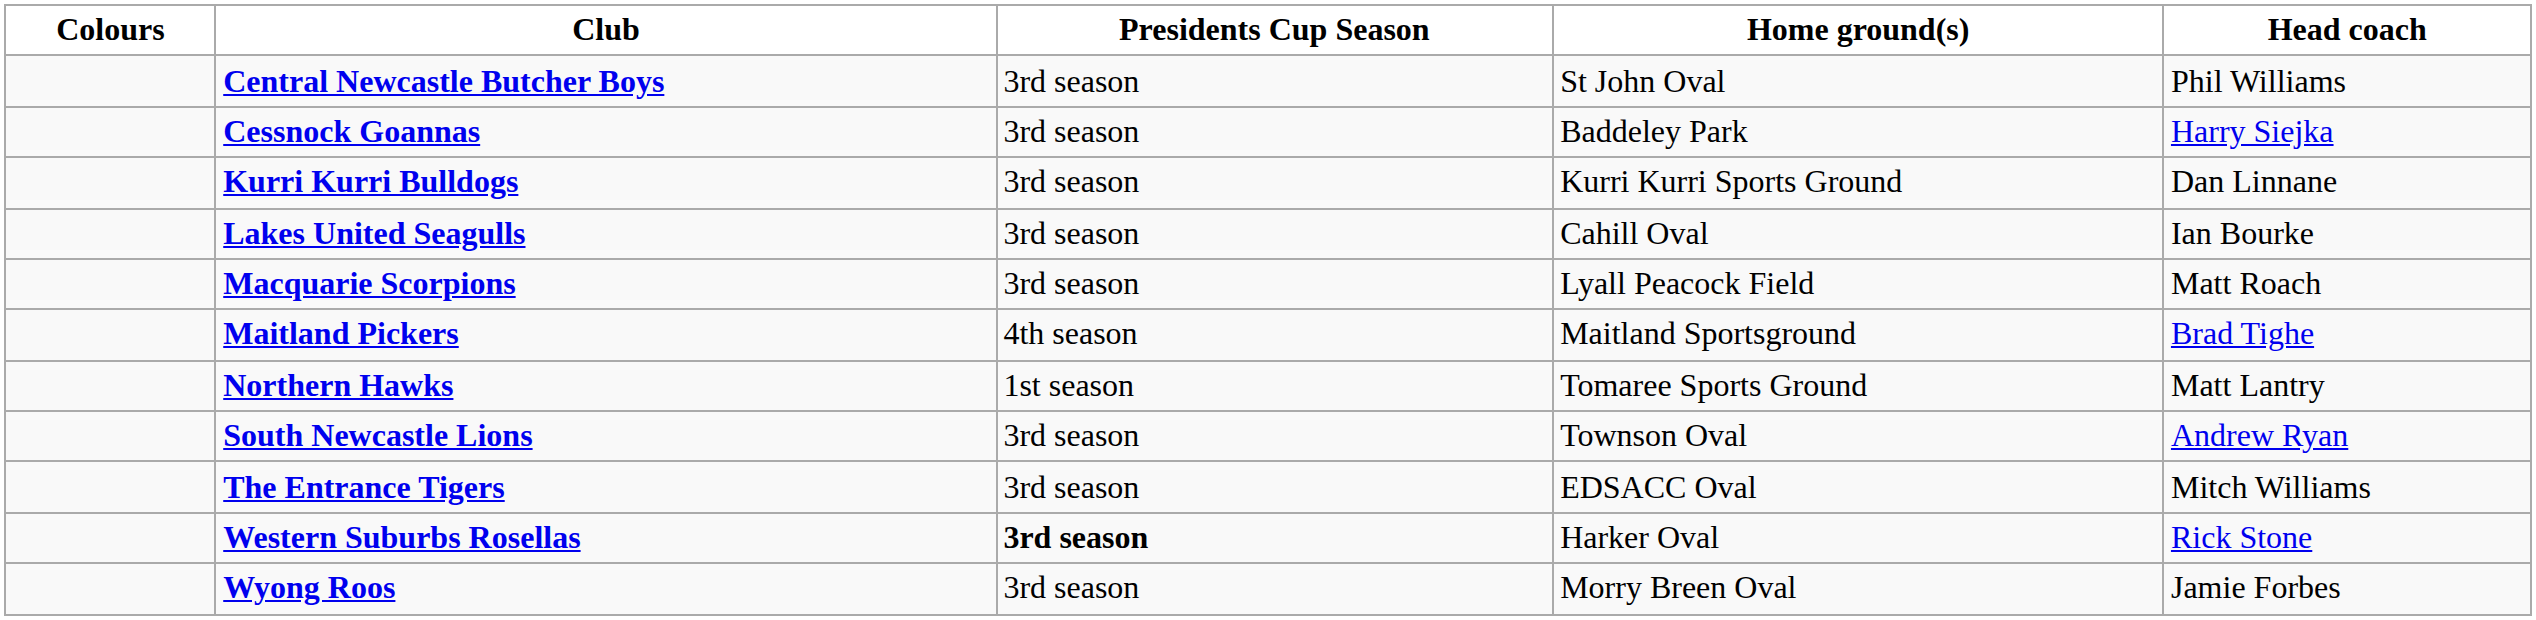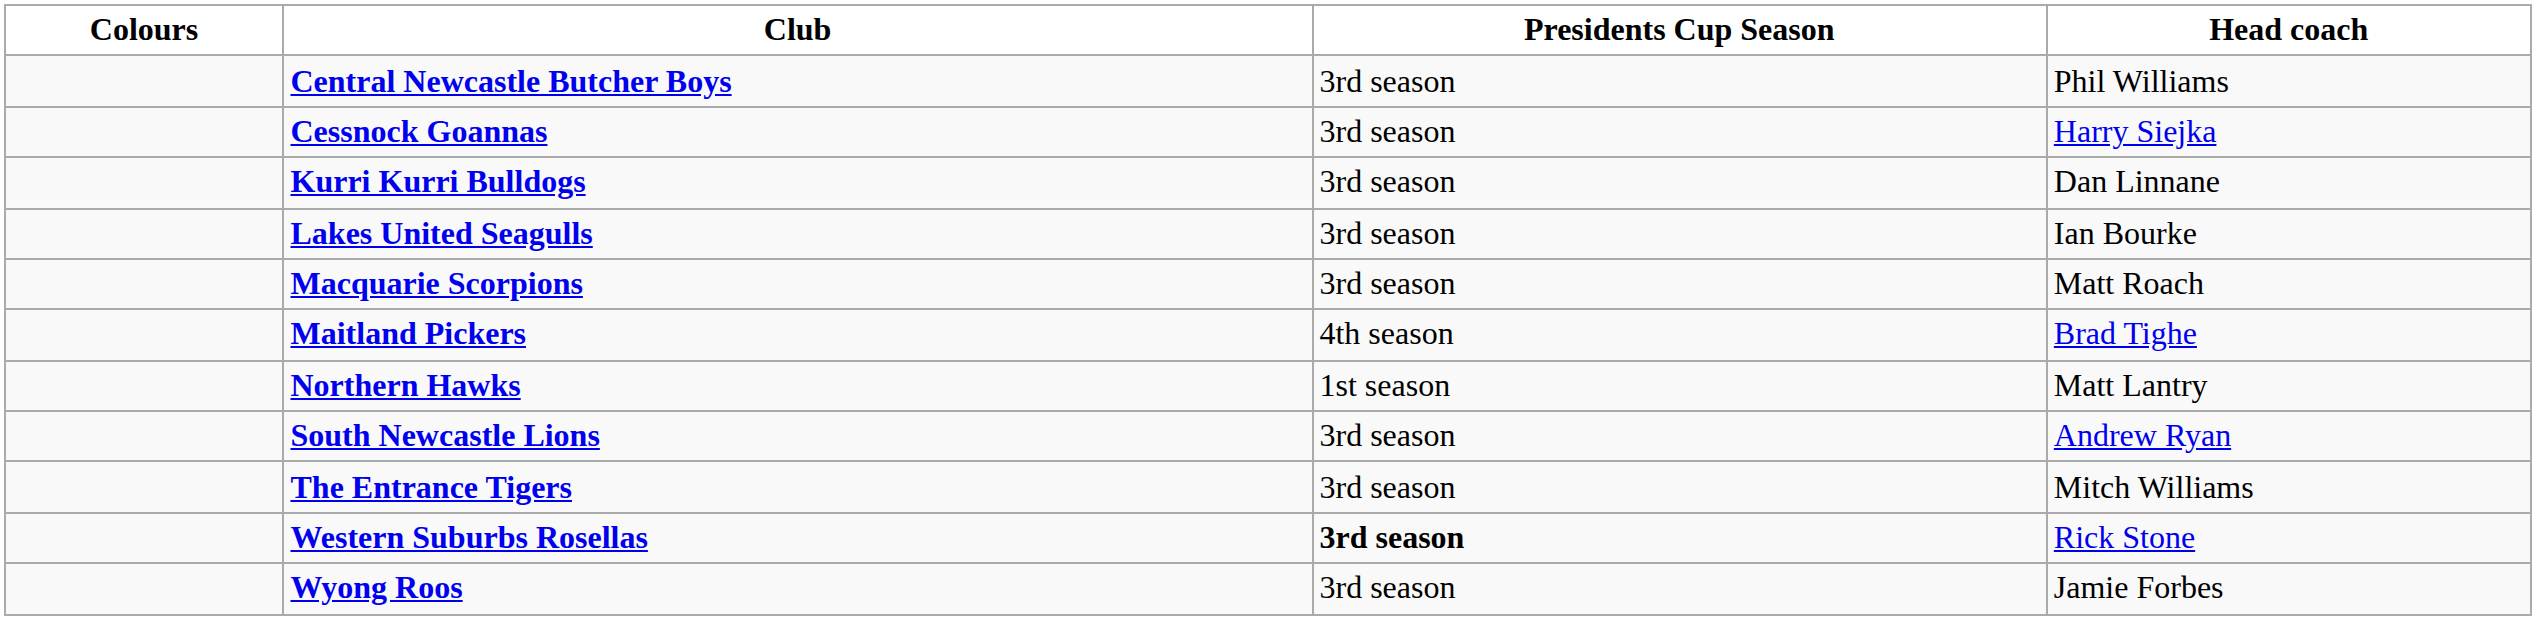- column: (1858, 29)
